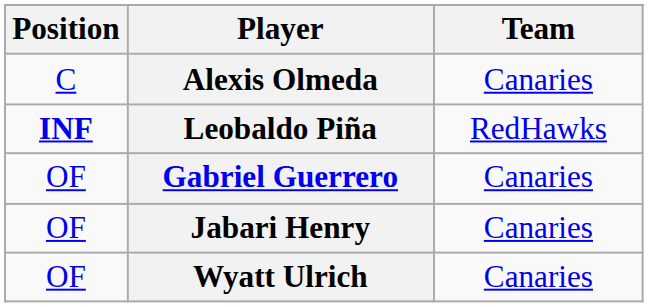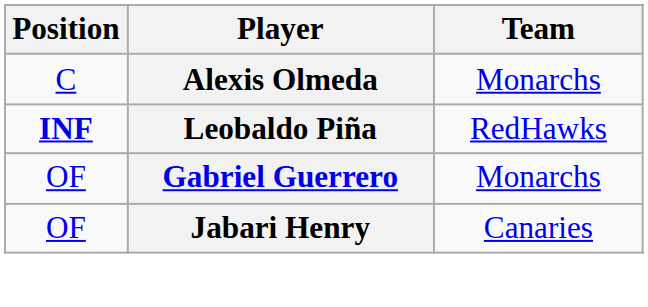(538, 78) Canaries -> (538, 78) Monarchs
(538, 177) Canaries -> (538, 177) Monarchs
- row: (280, 276)
